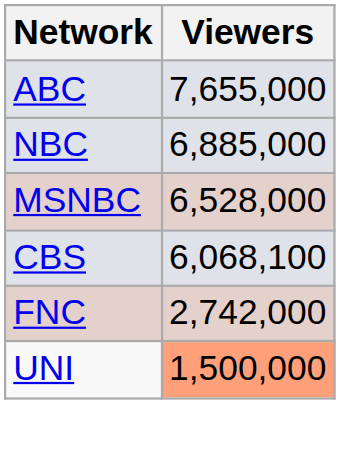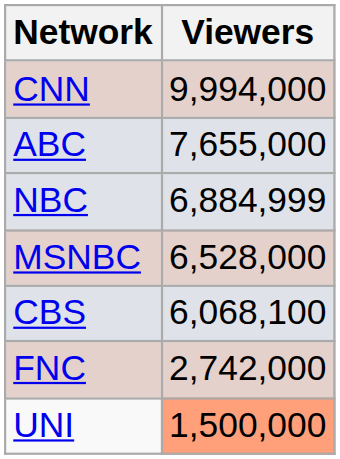+ row: (52, 88)
(248, 144) 6,885,000 -> (248, 200) 6,884,999
